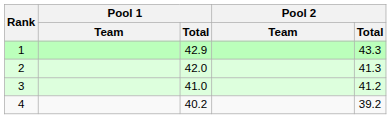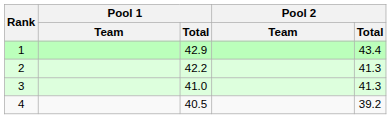(370, 50) 43.3 -> (370, 50) 43.4
(196, 68) 42.0 -> (196, 68) 42.2
(370, 86) 41.2 -> (370, 86) 41.3
(196, 104) 40.2 -> (196, 104) 40.5
